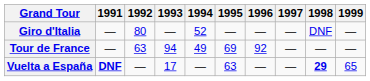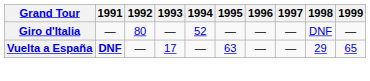- row: (50, 48)
(321, 66) bold -> (321, 48) normal
